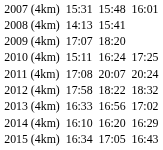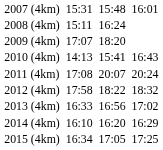(79, 25) 14:13 -> (79, 25) 15:11
(112, 25) 15:41 -> (112, 25) 16:24
(79, 57) 15:11 -> (79, 57) 14:13
(112, 57) 16:24 -> (112, 57) 15:41
(145, 57) 17:25 -> (145, 57) 16:43
(145, 139) 16:43 -> (145, 139) 17:25
